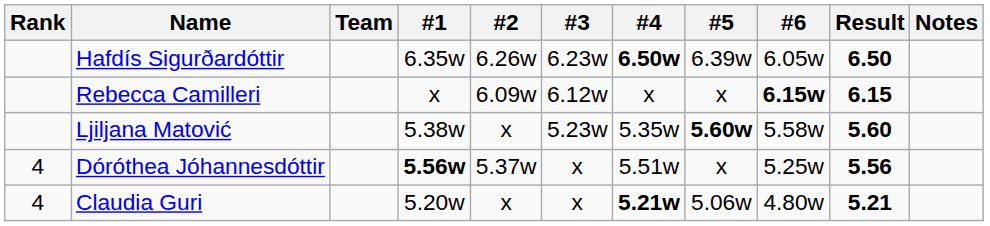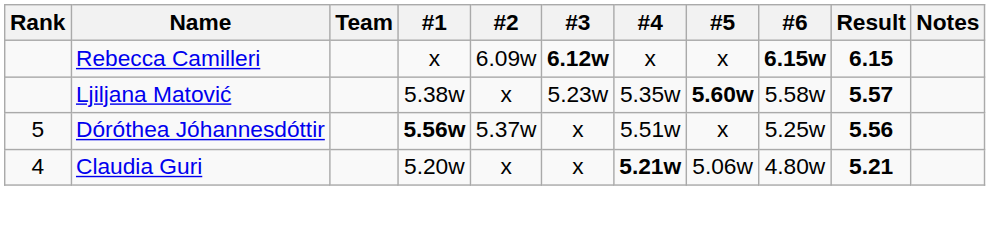- row: (180, 58)
(577, 94) normal -> (578, 58) bold
(870, 130) 5.60 -> (871, 94) 5.57
(38, 166) 4 -> (38, 130) 5
